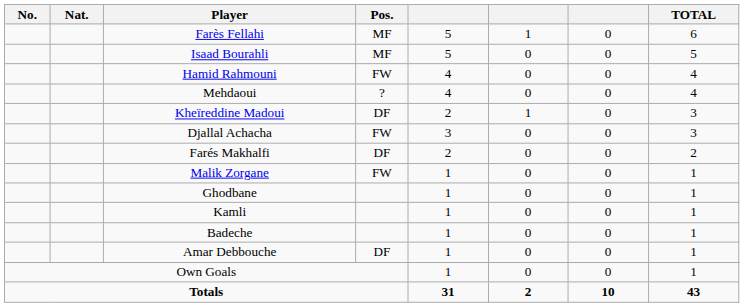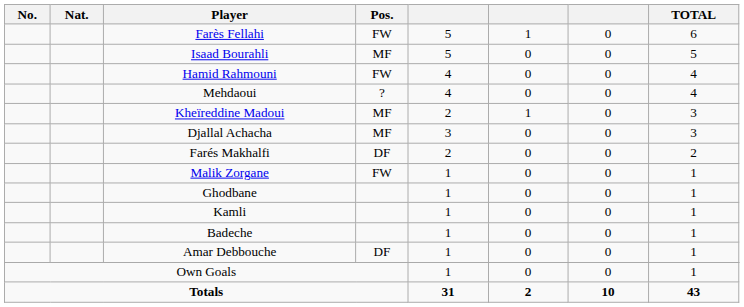(382, 33) MF -> (382, 33) FW
(382, 113) DF -> (382, 113) MF
(382, 132) FW -> (382, 132) MF
